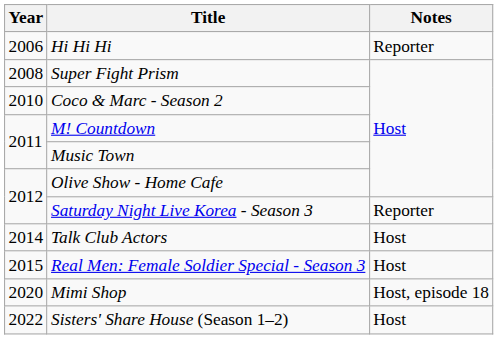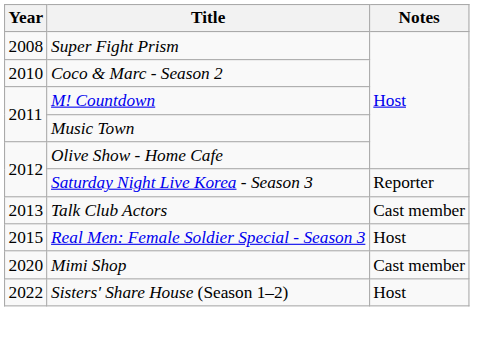- row: (81, 45)
(26, 237) 2014 -> (26, 210) 2013
(390, 237) Host -> (419, 210) Cast member
(431, 292) Host, episode 18 -> (419, 264) Cast member
